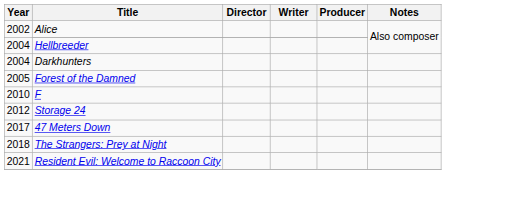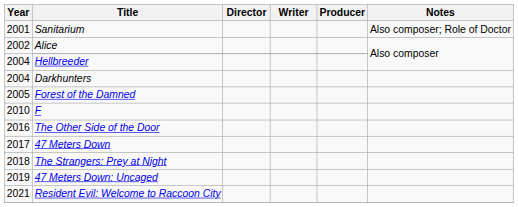+ row: (18, 29)
- row: (18, 111)
+ row: (18, 128)
+ row: (18, 177)
